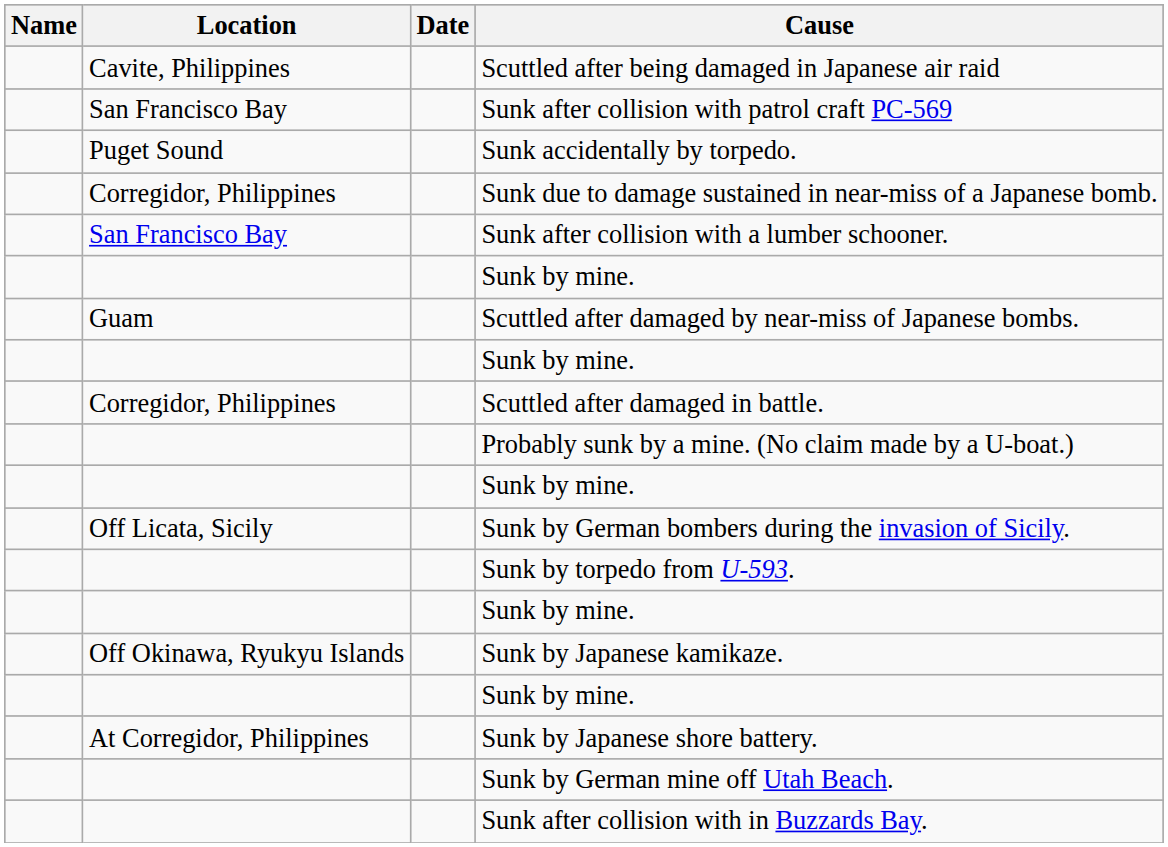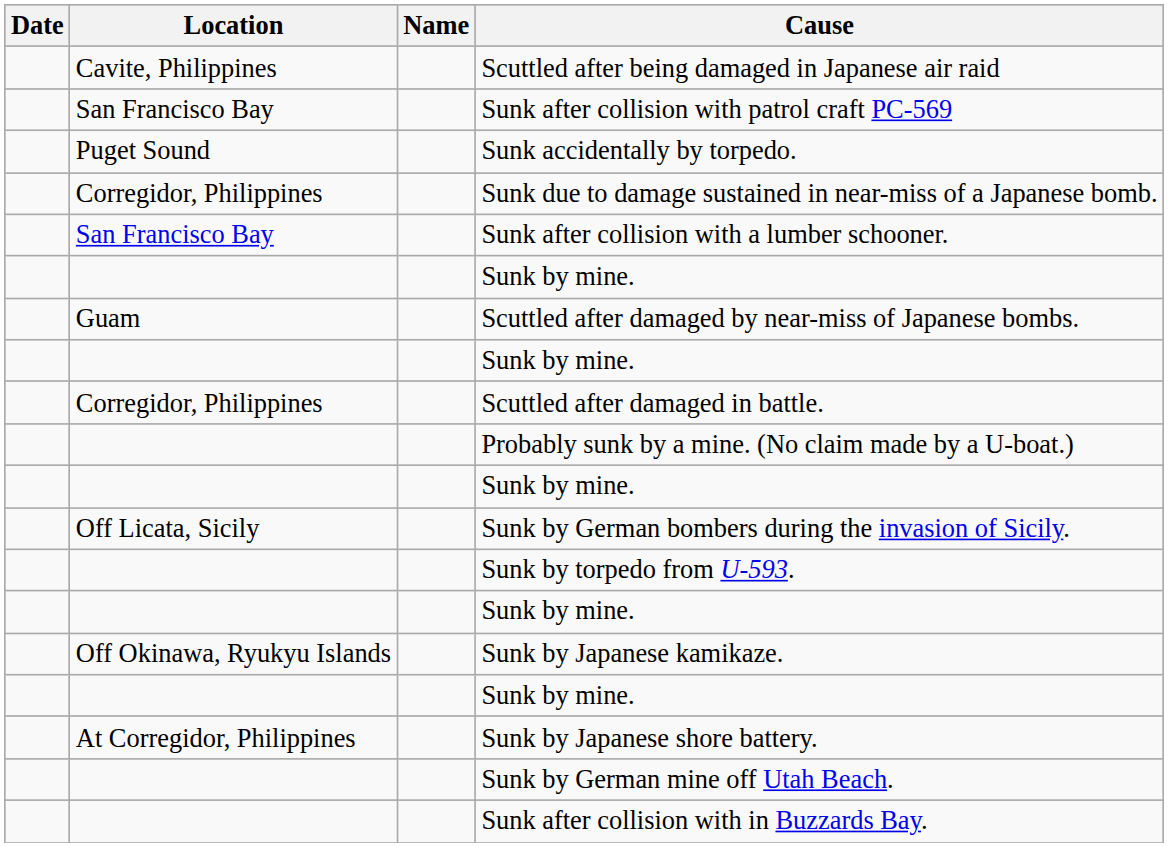columns swapped: (44, 25) <-> (443, 25)
